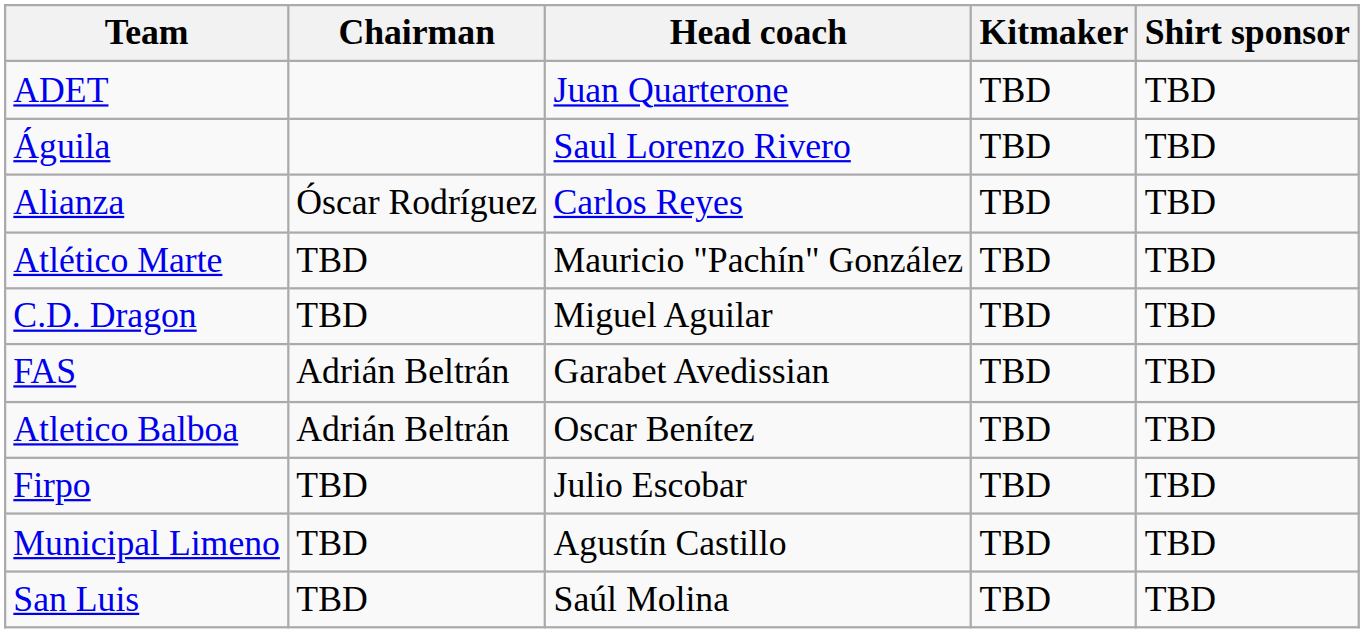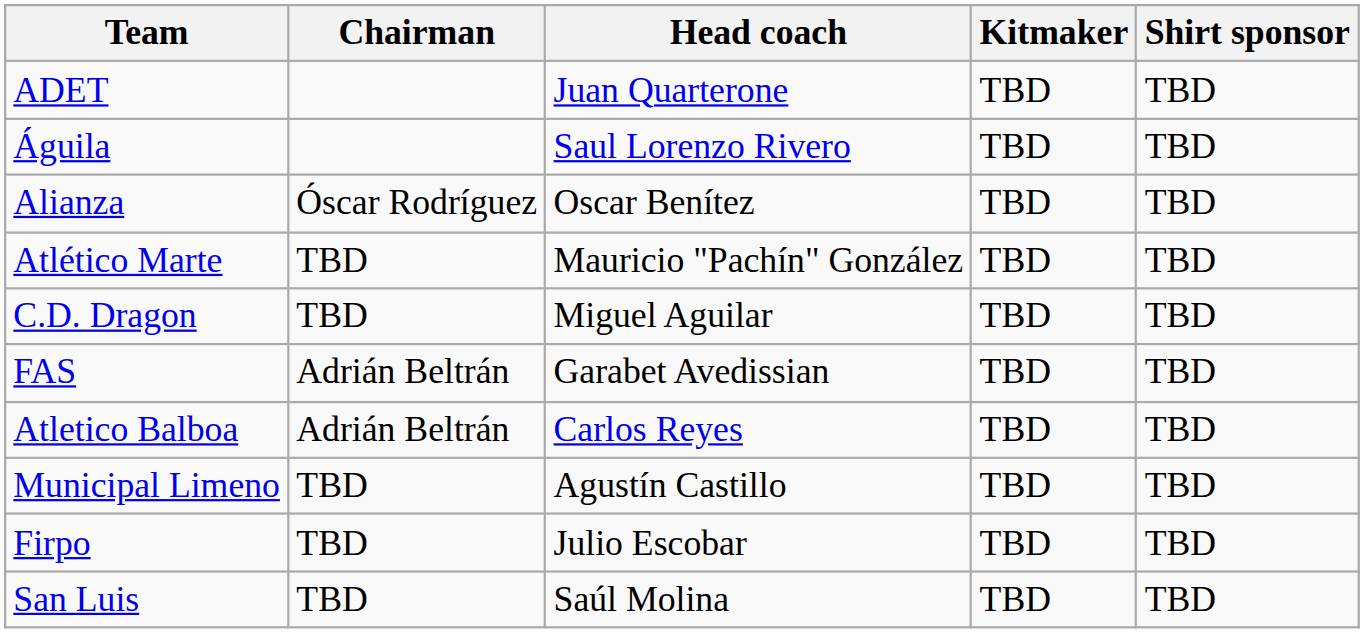(648, 202) Carlos Reyes -> (654, 202) Oscar Benítez
(654, 428) Oscar Benítez -> (648, 428) Carlos Reyes
rows swapped: (52, 485) <-> (147, 542)
